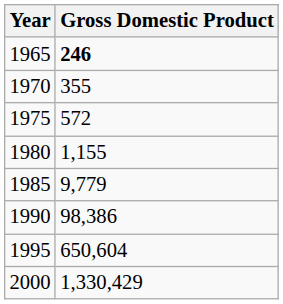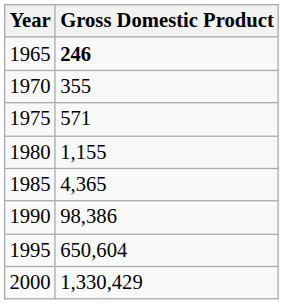(76, 119) 572 -> (76, 119) 571
(83, 184) 9,779 -> (83, 184) 4,365
